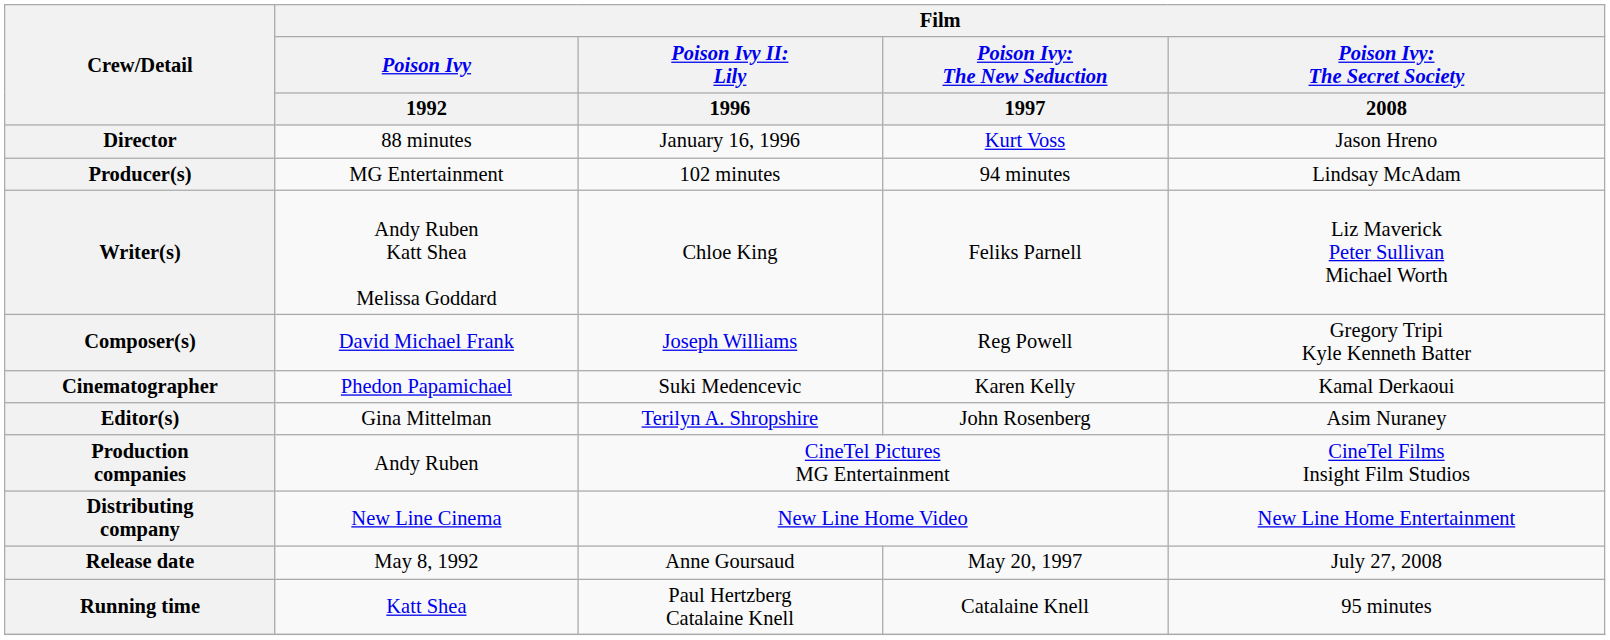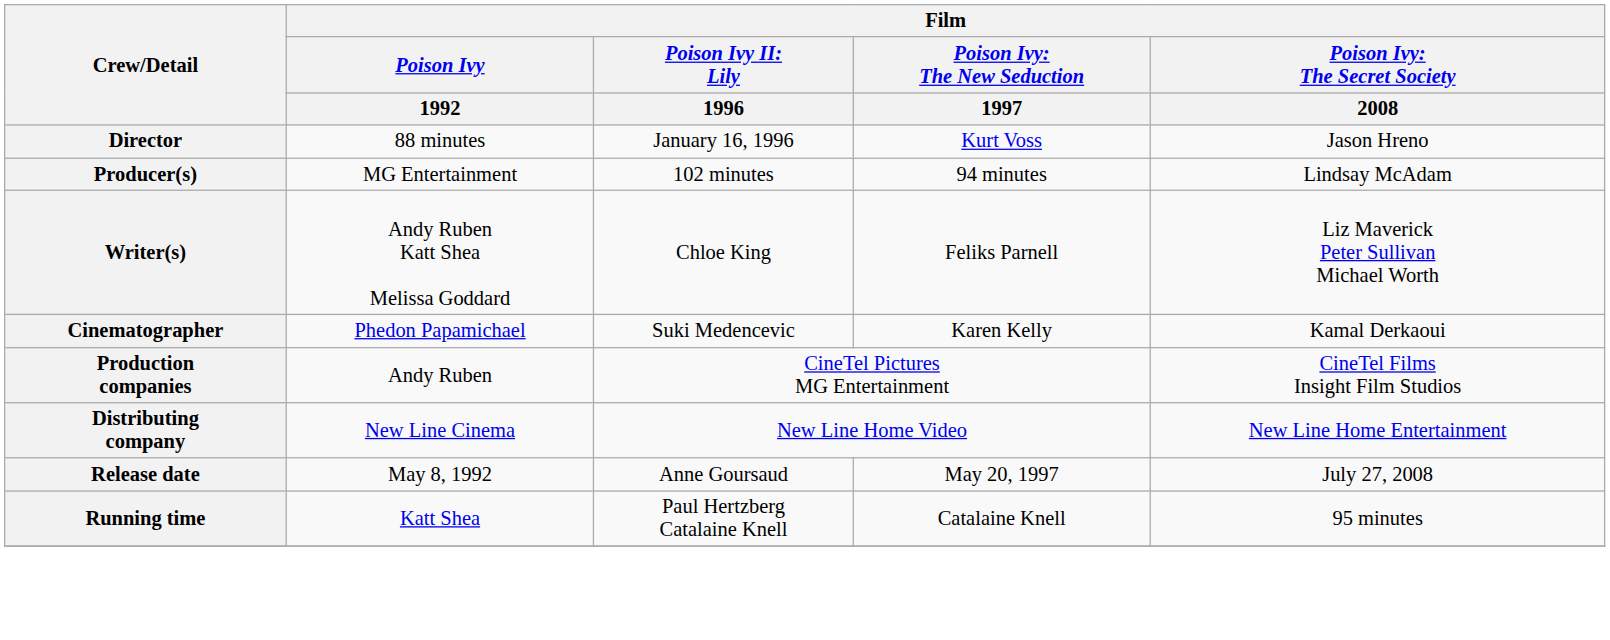- row: (140, 342)
- row: (140, 418)
